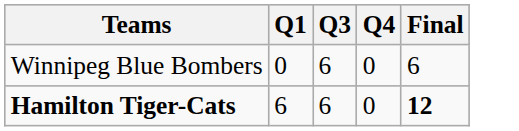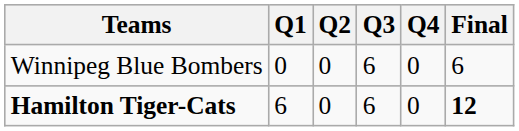+ column: (335, 24)
